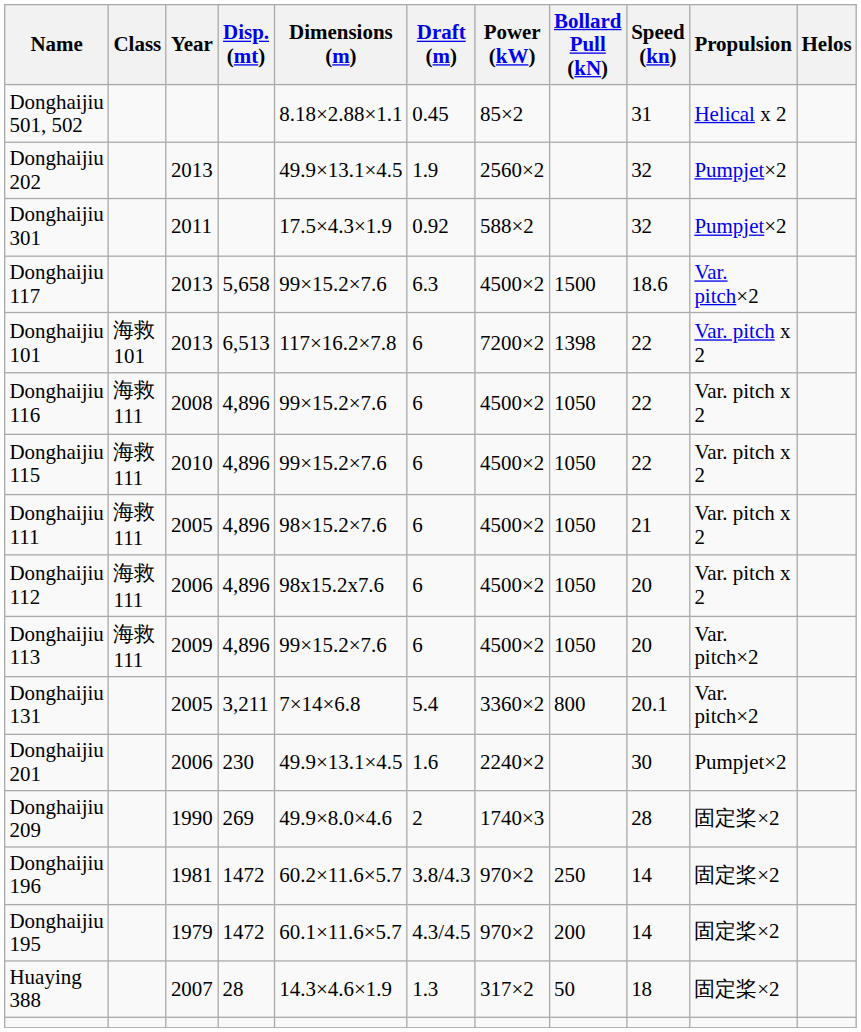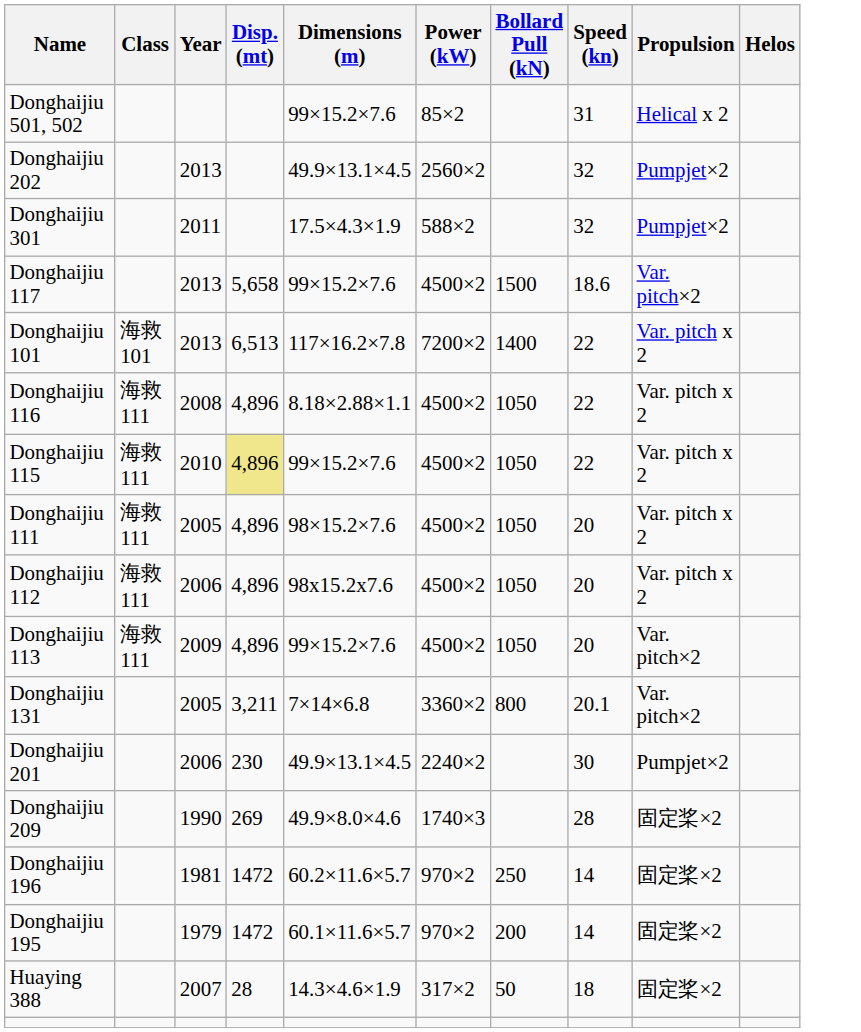- column: (441, 44)
(341, 113) 8.18×2.88×1.1 -> (342, 113) 99×15.2×7.6
(575, 342) 1398 -> (516, 342) 1400
(333, 403) 99×15.2×7.6 -> (350, 403) 8.18×2.88×1.1
(246, 464) no background -> (255, 464) khaki background
(642, 524) 21 -> (584, 524) 20
